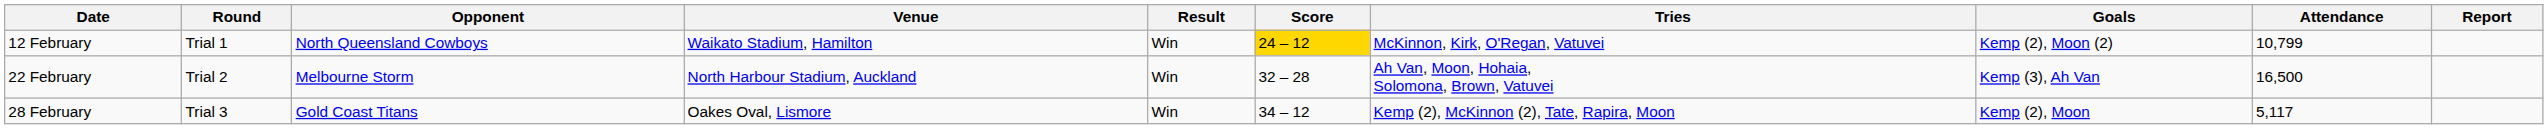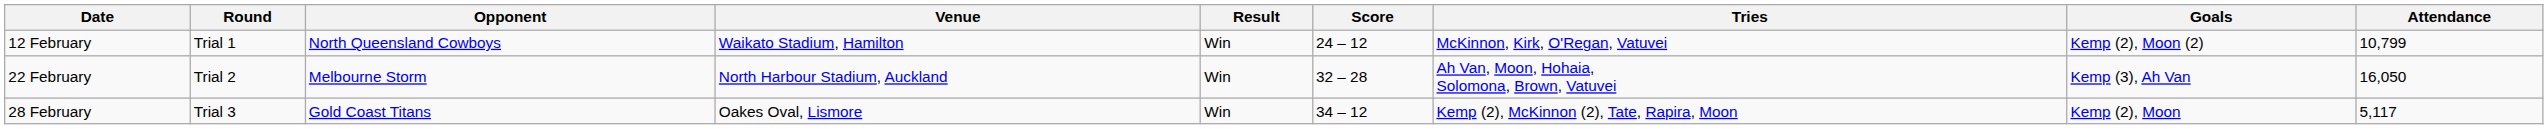- column: (2487, 17)
(1284, 43) gold background -> (1342, 43) no background
(2279, 77) 16,500 -> (2383, 77) 16,050
